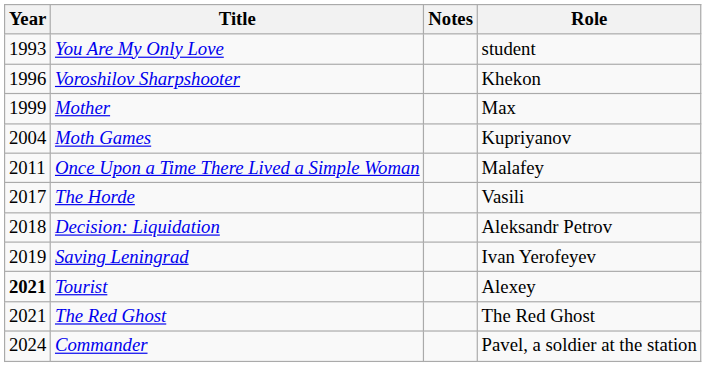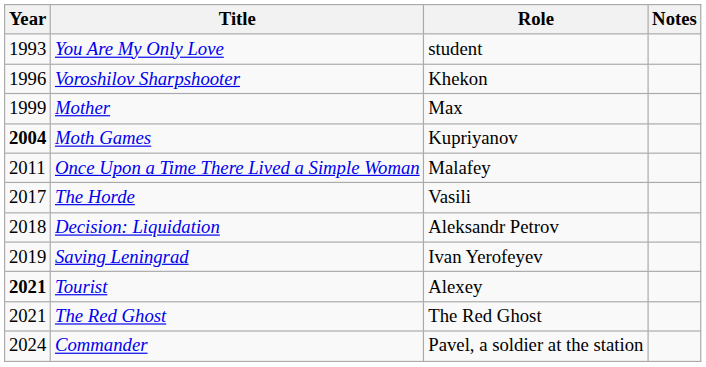columns swapped: (589, 19) <-> (451, 19)
(28, 138) normal -> (28, 138) bold
